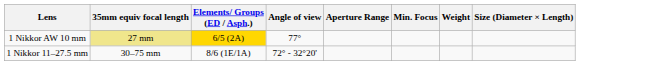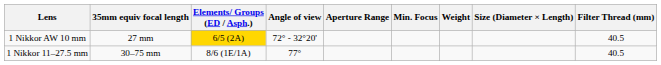+ column: (616, 17)
(141, 38) khaki background -> (141, 38) no background
(295, 38) 77° -> (295, 38) 72° - 32°20'
(295, 53) 72° - 32°20' -> (295, 53) 77°
